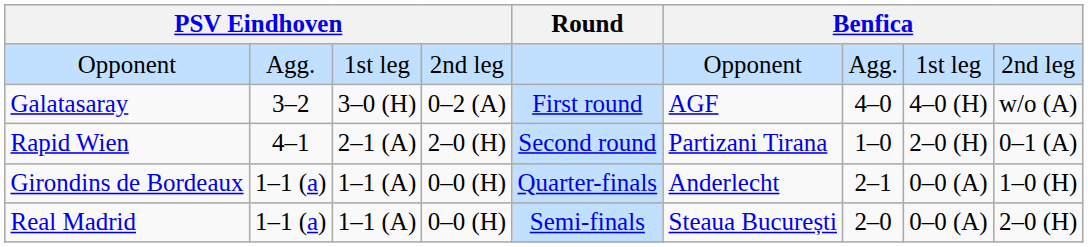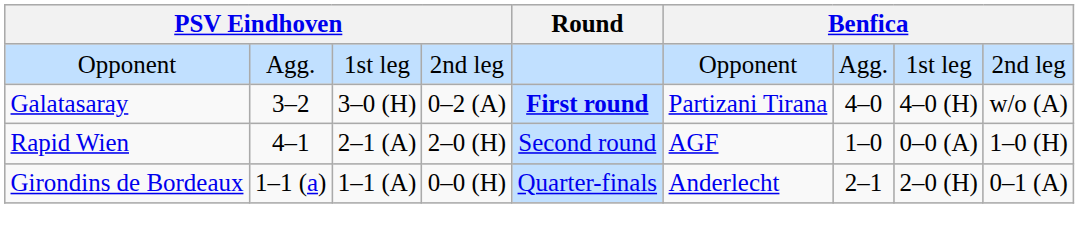(587, 103) normal -> (587, 103) bold
(694, 103) AGF -> (748, 103) Partizani Tirana
(748, 143) Partizani Tirana -> (694, 143) AGF
(948, 143) 2–0 (H) -> (939, 143) 0–0 (A)
(1038, 143) 0–1 (A) -> (1029, 143) 1–0 (H)
(948, 182) 0–0 (A) -> (939, 182) 2–0 (H)
(1038, 182) 1–0 (H) -> (1029, 182) 0–1 (A)
- row: (73, 222)
